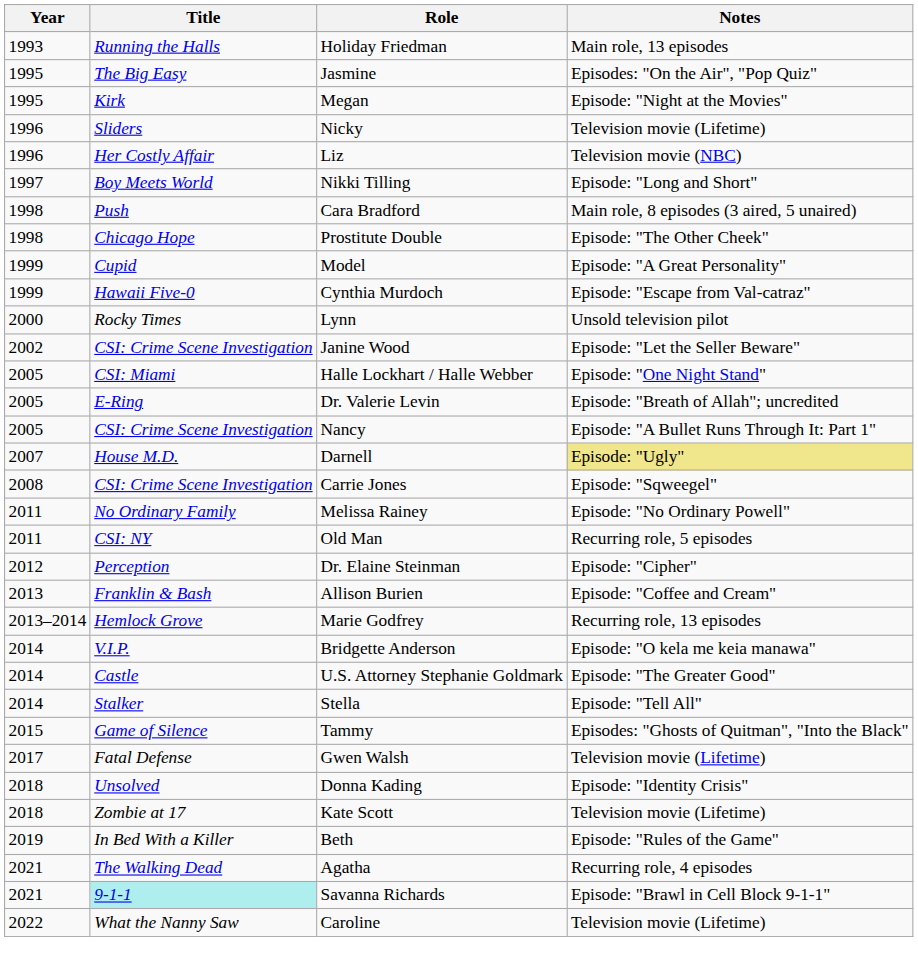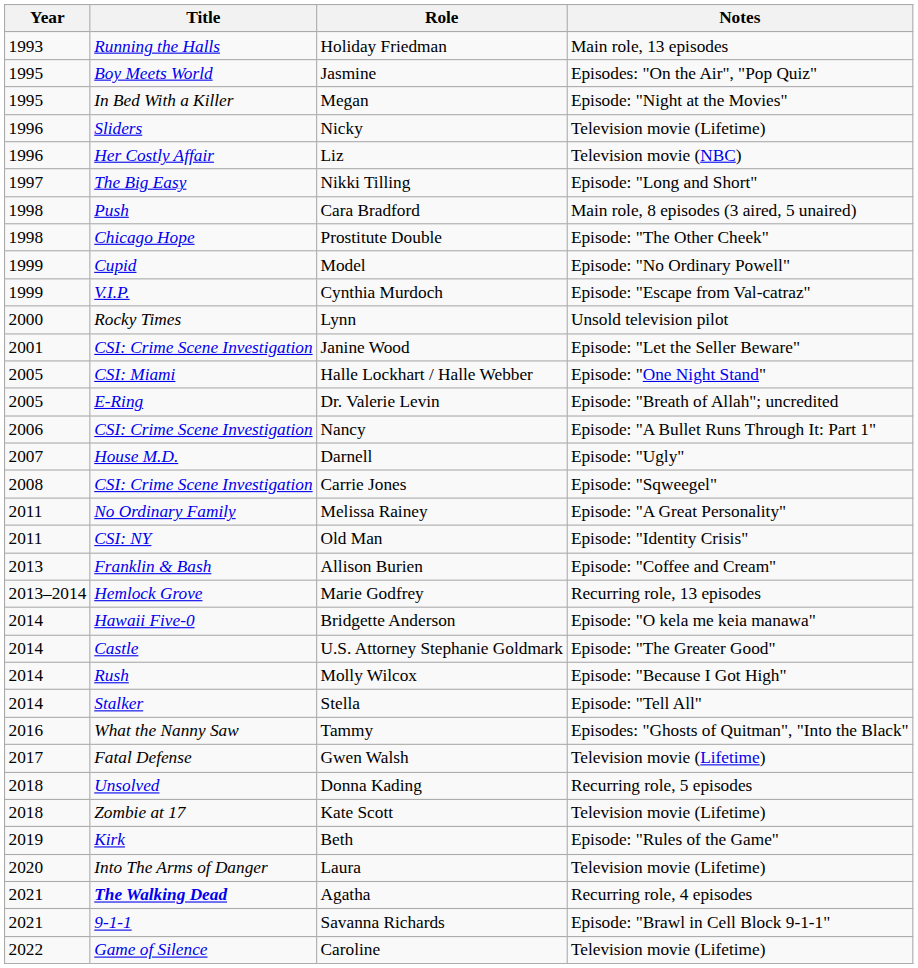(140, 73) The Big Easy -> (153, 73) Boy Meets World
(110, 100) Kirk -> (164, 100) In Bed With a Killer
(153, 182) Boy Meets World -> (140, 182) The Big Easy
(678, 264) Episode: "A Great Personality" -> (680, 264) Episode: "No Ordinary Powell"
(144, 292) Hawaii Five-0 -> (112, 292) V.I.P.
(26, 347) 2002 -> (26, 347) 2001
(26, 429) 2005 -> (26, 429) 2006
(628, 456) khaki background -> (628, 456) no background
(680, 511) Episode: "No Ordinary Powell" -> (678, 511) Episode: "A Great Personality"
(662, 538) Recurring role, 5 episodes -> (660, 538) Episode: "Identity Crisis"
- row: (390, 566)
(112, 648) V.I.P. -> (144, 621) Hawaii Five-0
+ row: (369, 675)
(26, 730) 2015 -> (26, 730) 2016
(151, 730) Game of Silence -> (166, 730) What the Nanny Saw
(660, 785) Episode: "Identity Crisis" -> (662, 785) Recurring role, 5 episodes
(164, 840) In Bed With a Killer -> (110, 840) Kirk
+ row: (341, 867)
(158, 867) normal -> (161, 895) bold
(113, 895) paleturquoise background -> (113, 922) no background
(166, 922) What the Nanny Saw -> (151, 949) Game of Silence
